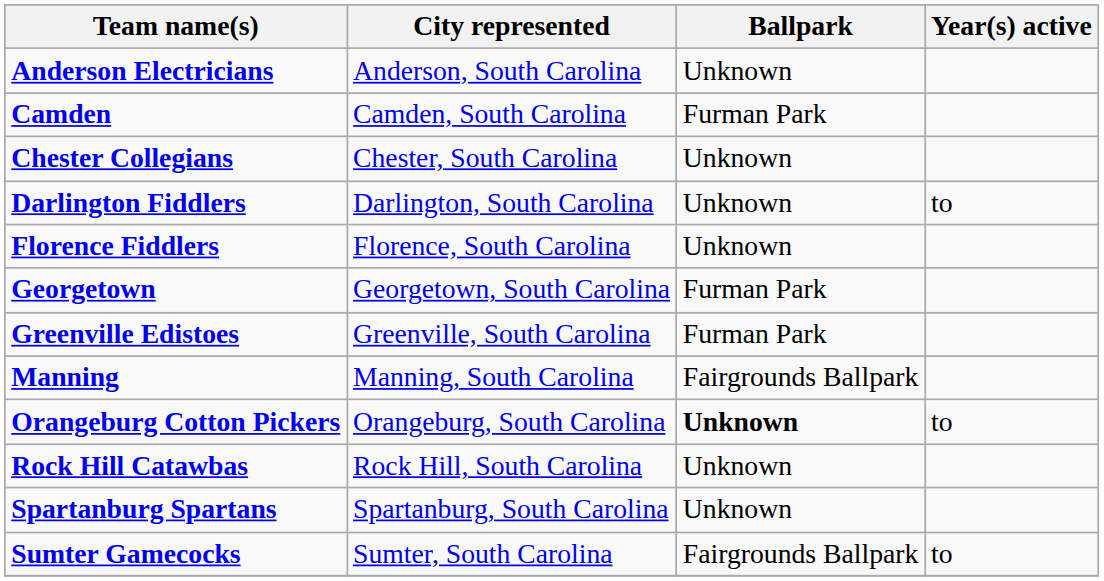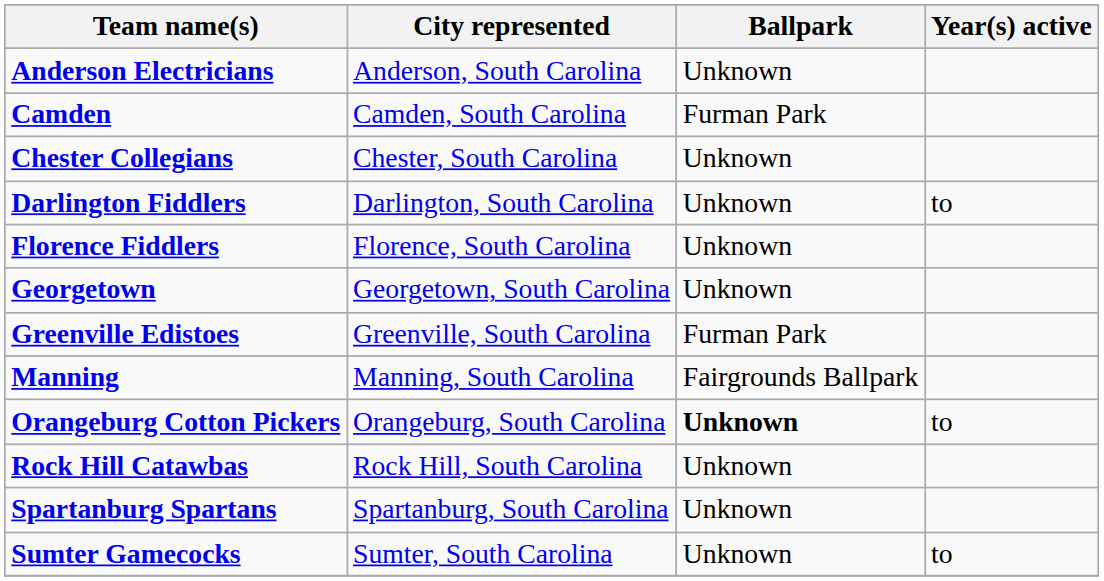(755, 289) Furman Park -> (737, 289) Unknown
(801, 553) Fairgrounds Ballpark -> (737, 553) Unknown
